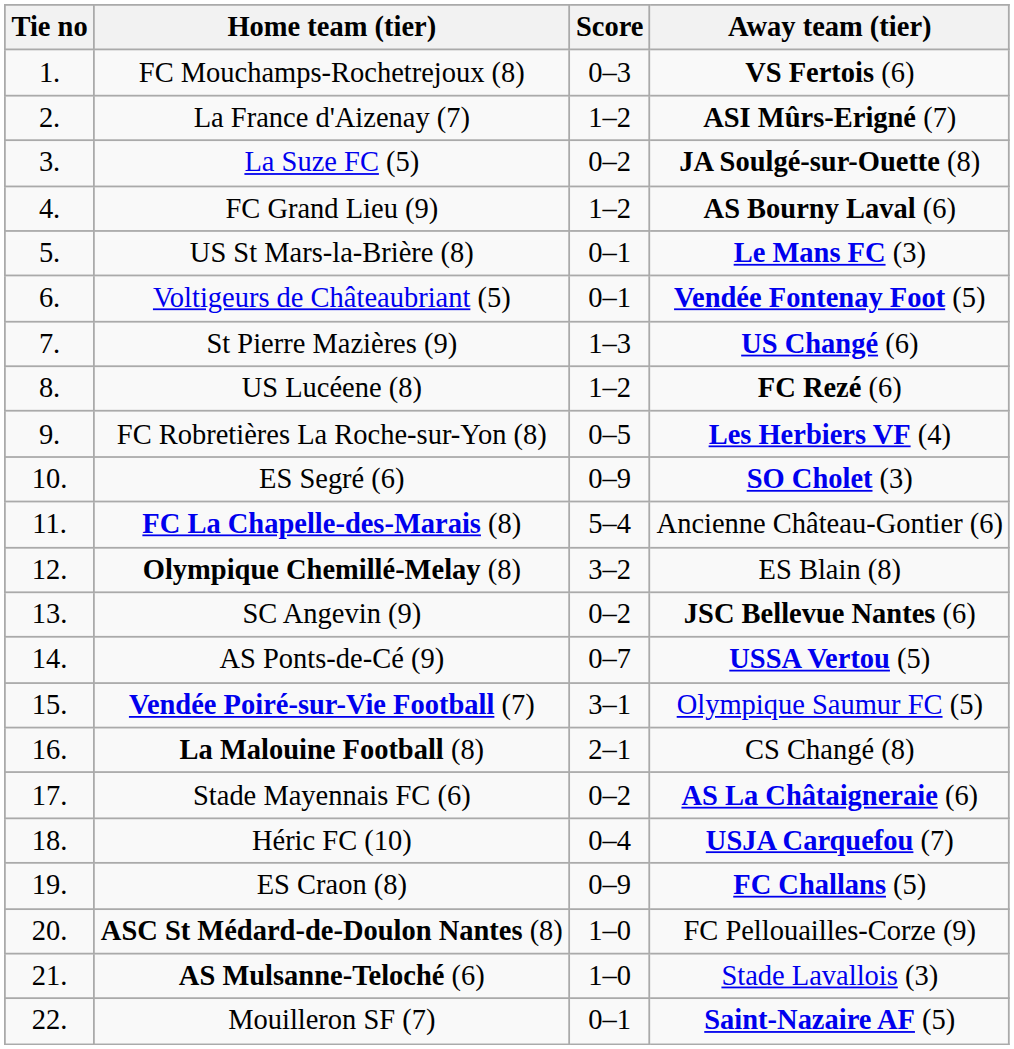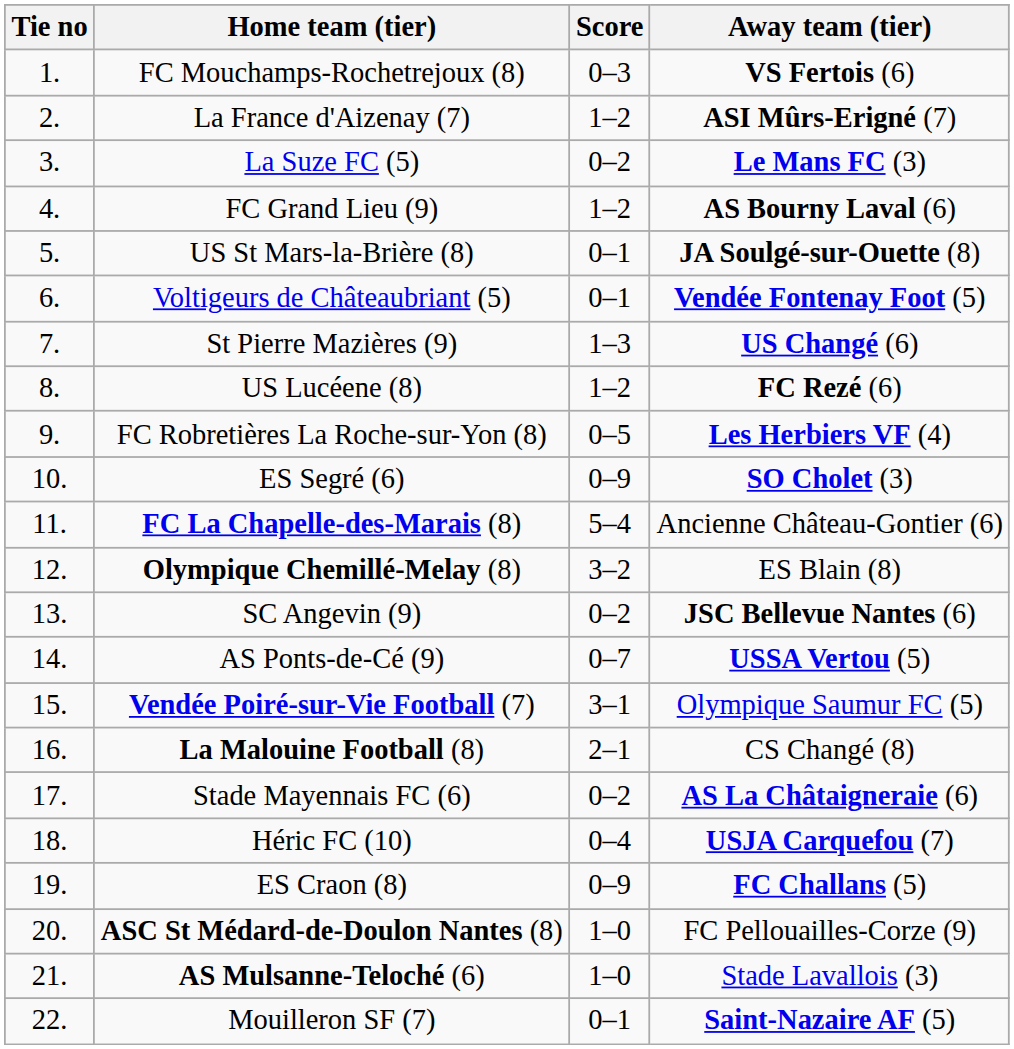(830, 162) JA Soulgé-sur-Ouette (8) -> (830, 162) Le Mans FC (3)
(830, 252) Le Mans FC (3) -> (830, 252) JA Soulgé-sur-Ouette (8)
